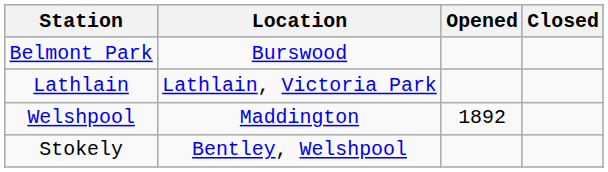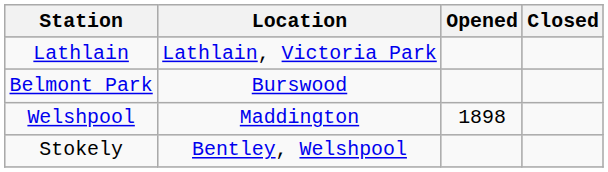rows swapped: (81, 53) <-> (81, 86)
(482, 118) 1892 -> (482, 118) 1898
